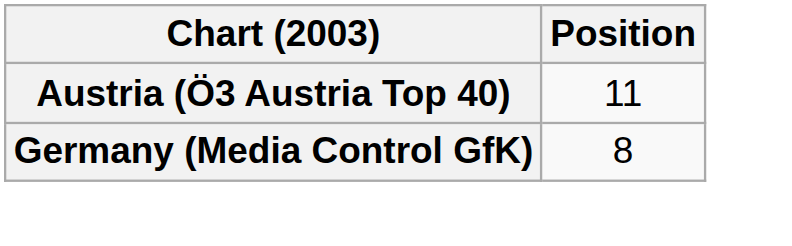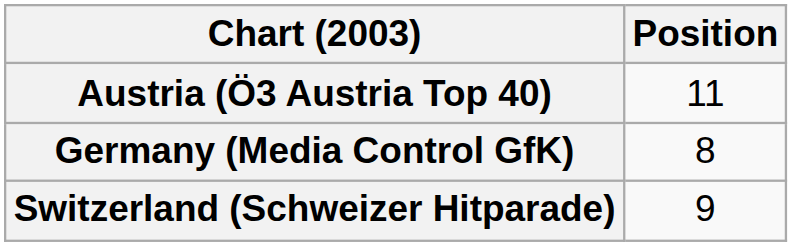+ row: (315, 209)
